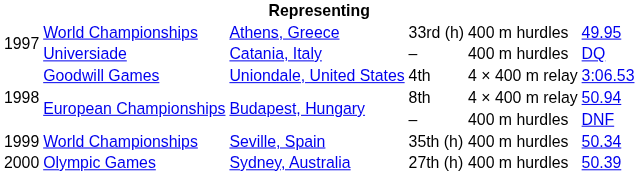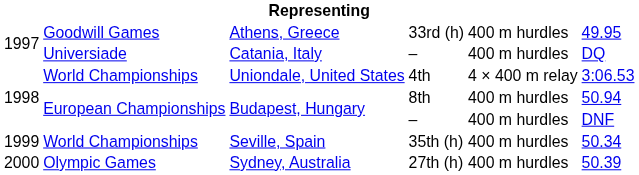(120, 32) World Championships -> (101, 32) Goodwill Games
(101, 76) Goodwill Games -> (120, 76) World Championships
(523, 98) 4 × 400 m relay -> (518, 98) 400 m hurdles
